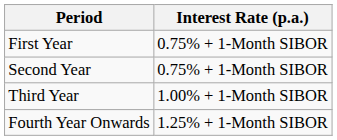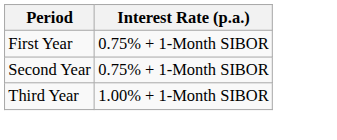- row: (79, 122)
